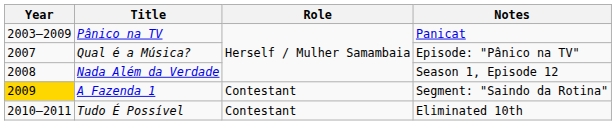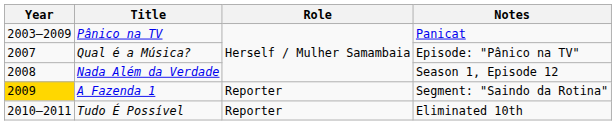(261, 91) Contestant -> (254, 91) Reporter
(261, 110) Contestant -> (254, 110) Reporter
